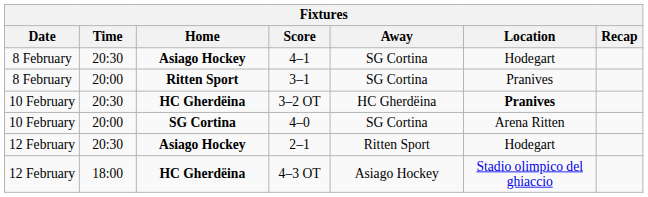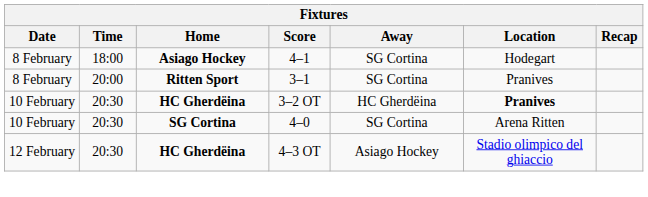(108, 58) 20:30 -> (108, 58) 18:00
(108, 123) 20:00 -> (108, 123) 20:30
- row: (300, 144)
(108, 173) 18:00 -> (108, 152) 20:30
